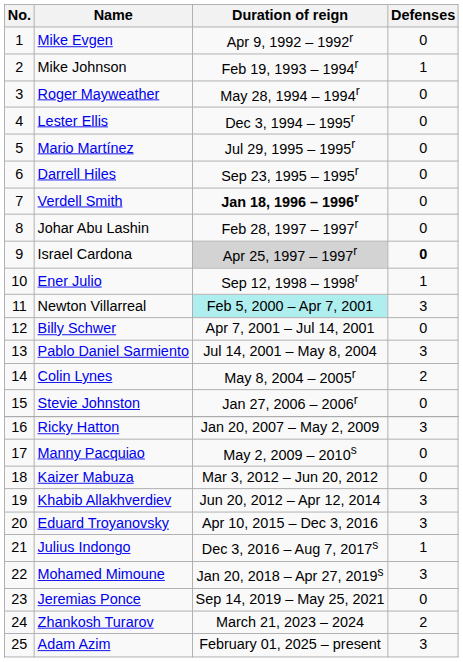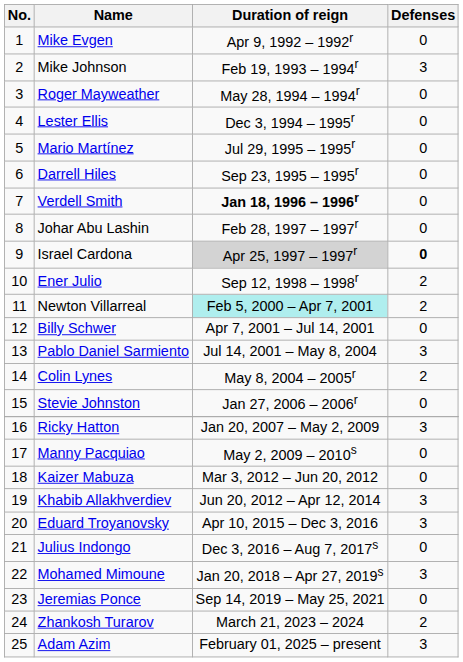(423, 67) 1 -> (423, 67) 3
(423, 281) 1 -> (423, 281) 2
(423, 306) 3 -> (423, 306) 2
(423, 548) 1 -> (423, 548) 0
